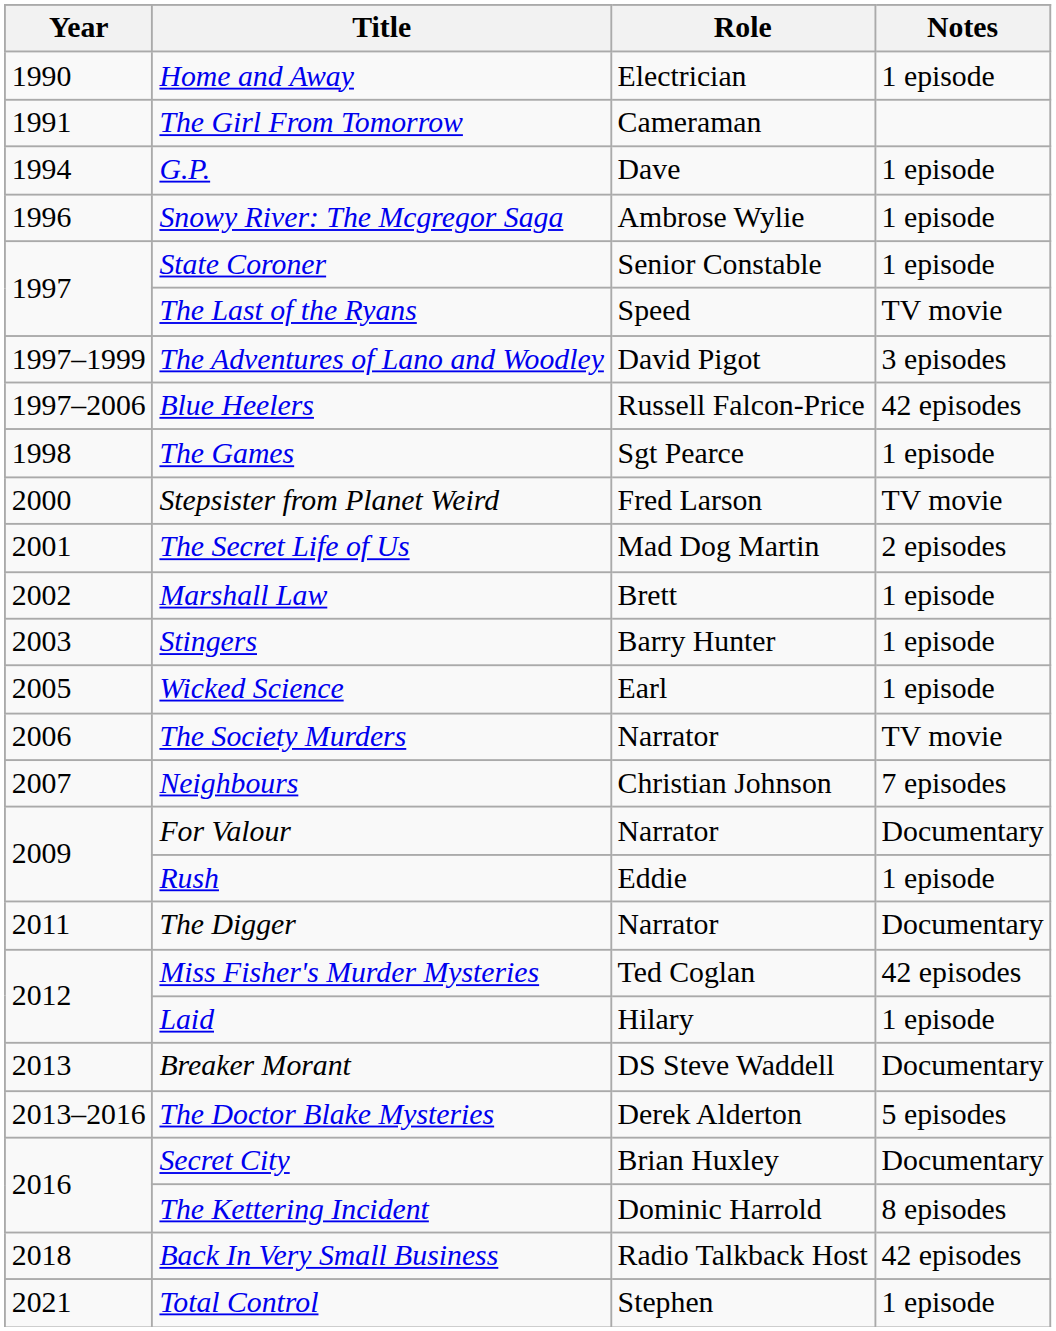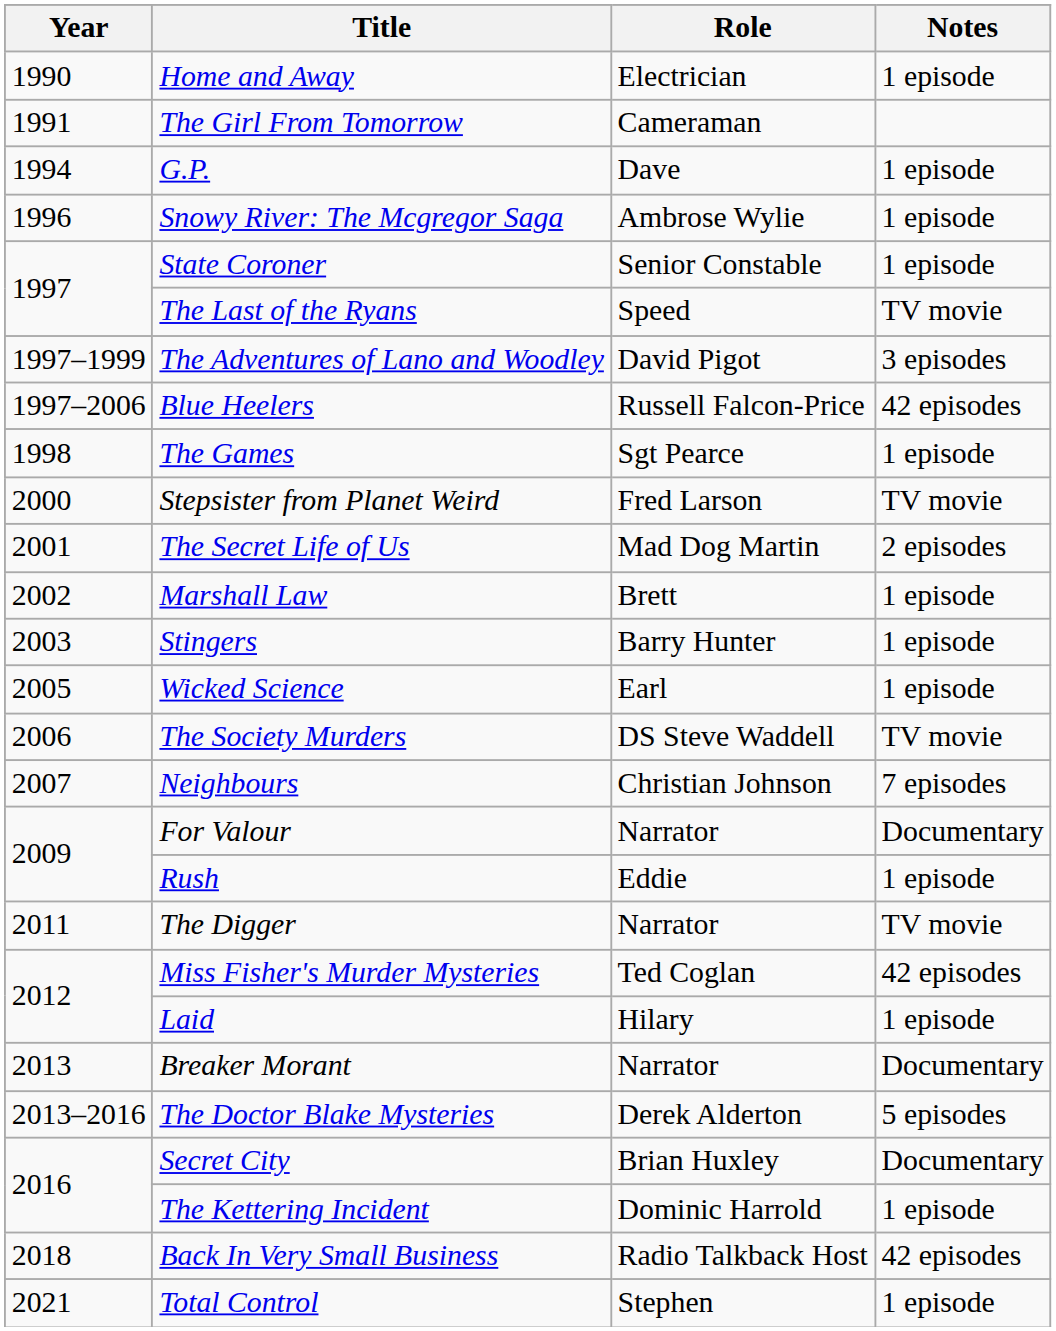(668, 736) Narrator -> (726, 736) DS Steve Waddell
(963, 924) Documentary -> (942, 924) TV movie
(726, 1066) DS Steve Waddell -> (668, 1066) Narrator
(944, 1208) 8 episodes -> (938, 1208) 1 episode
